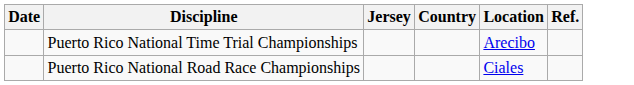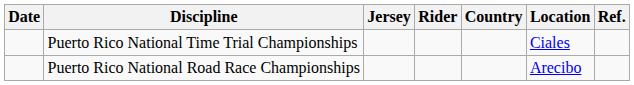+ column: (438, 17)
(509, 42) Arecibo -> (550, 42) Ciales
(503, 67) Ciales -> (556, 67) Arecibo
